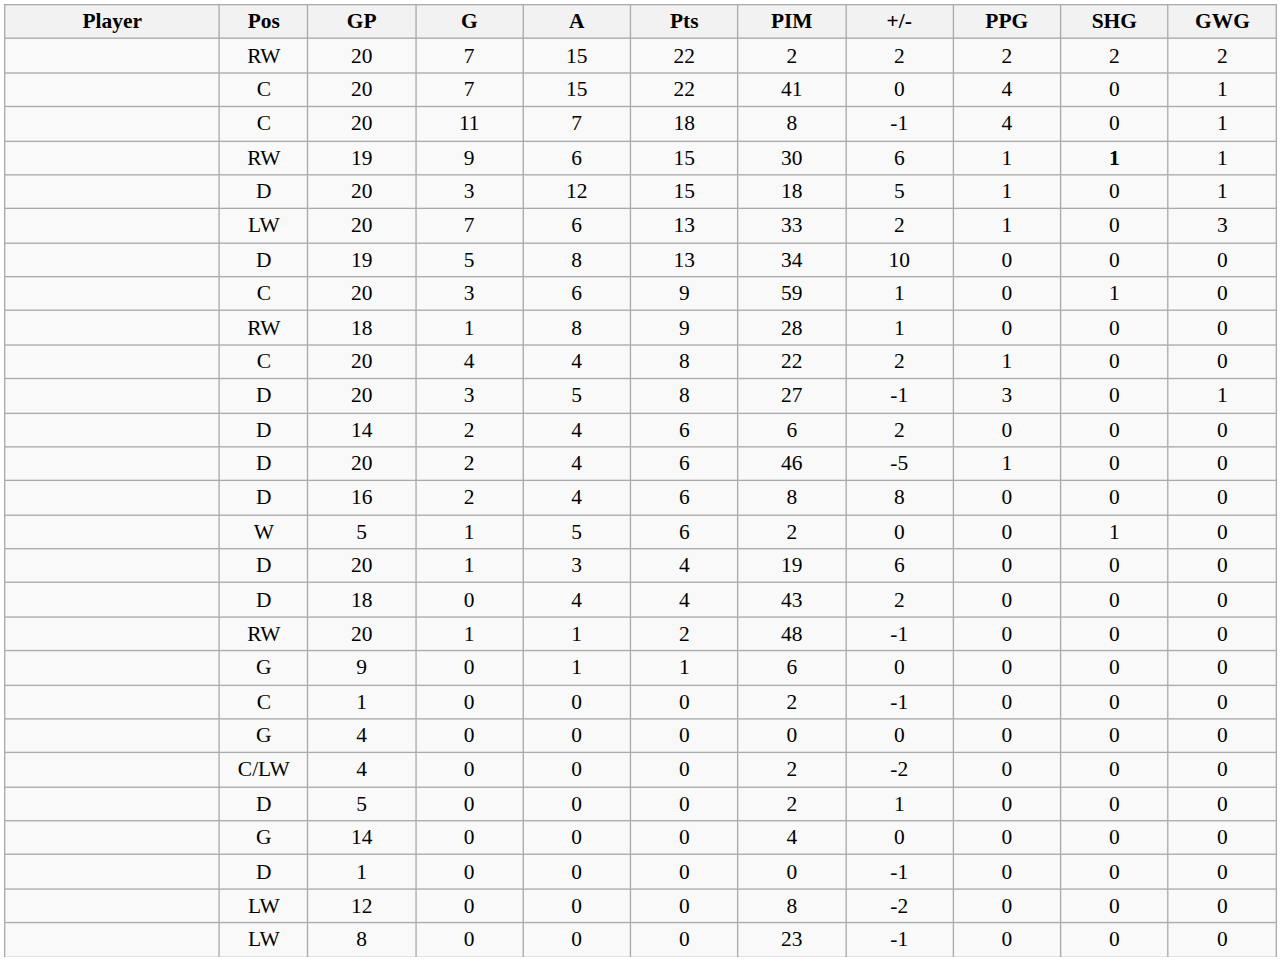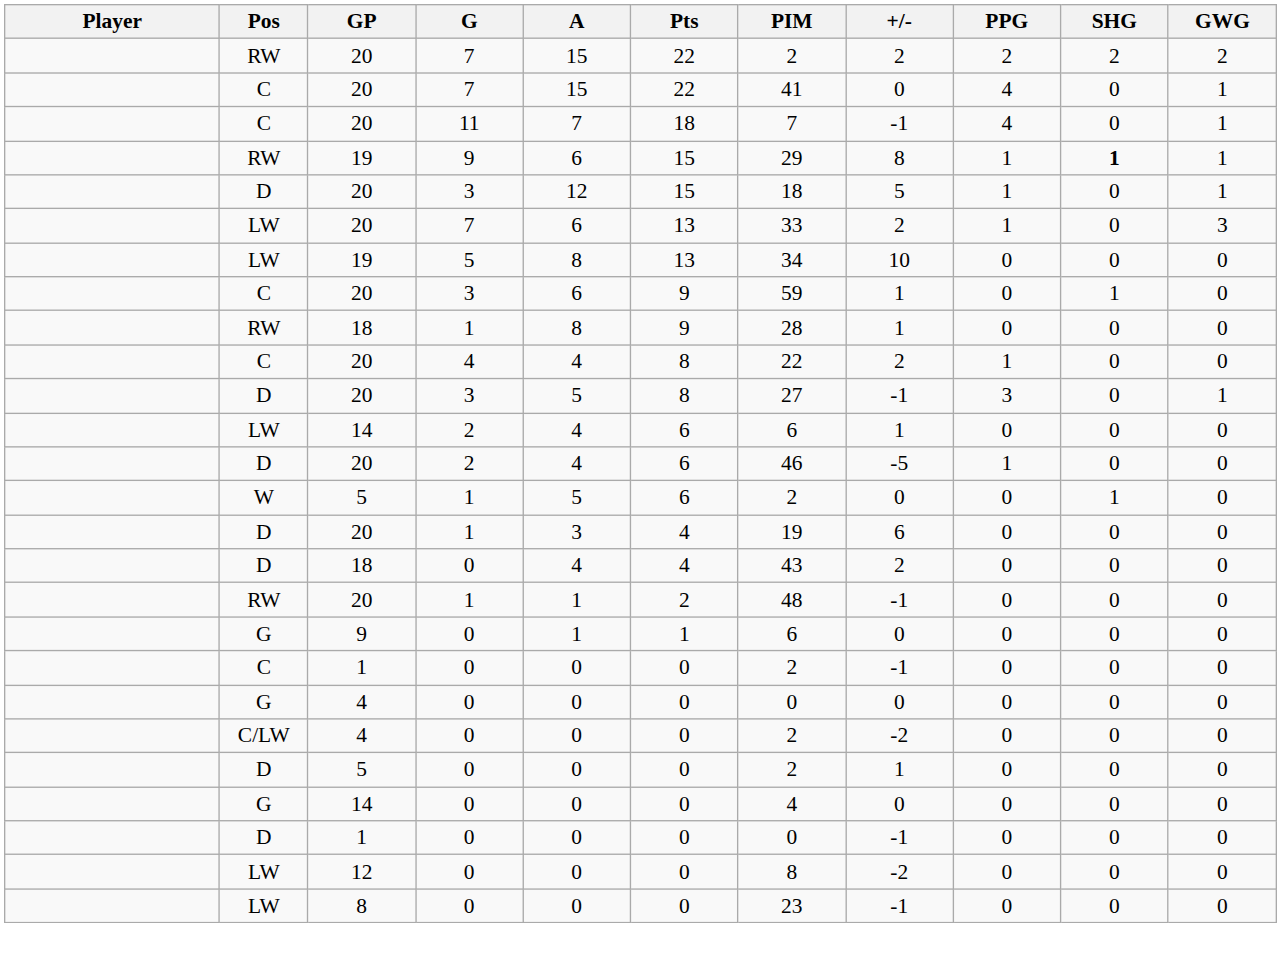(792, 123) 8 -> (792, 123) 7
(792, 157) 30 -> (792, 157) 29
(899, 157) 6 -> (899, 157) 8
(264, 259) D -> (264, 259) LW
(264, 429) D -> (264, 429) LW
(899, 429) 2 -> (899, 429) 1
- row: (362, 497)
